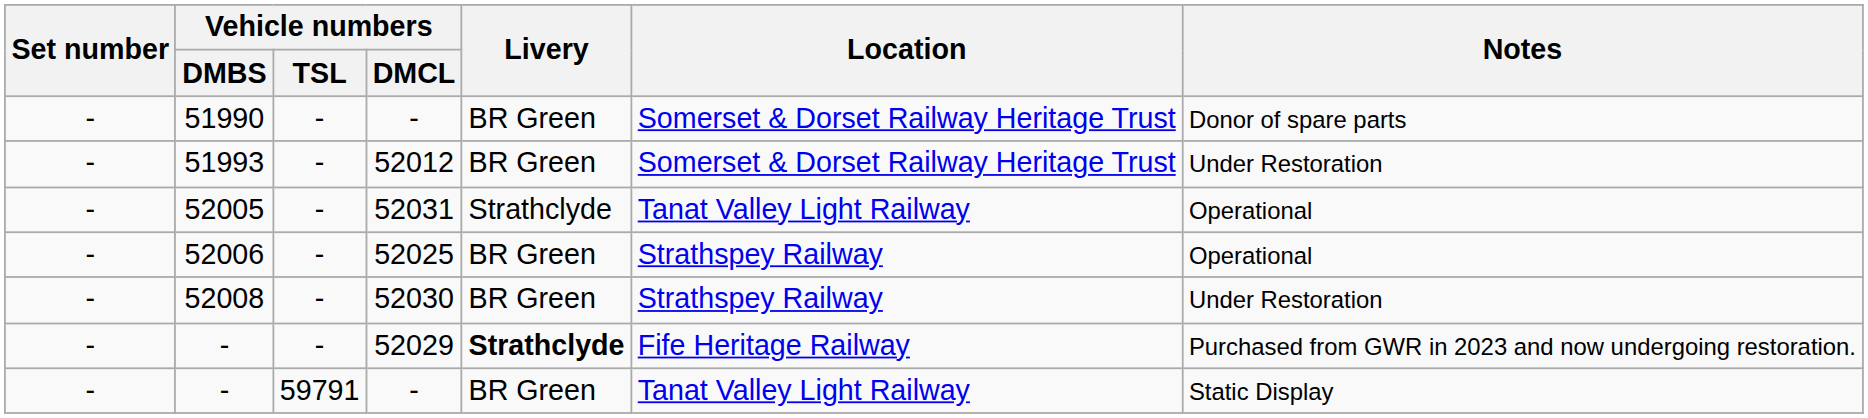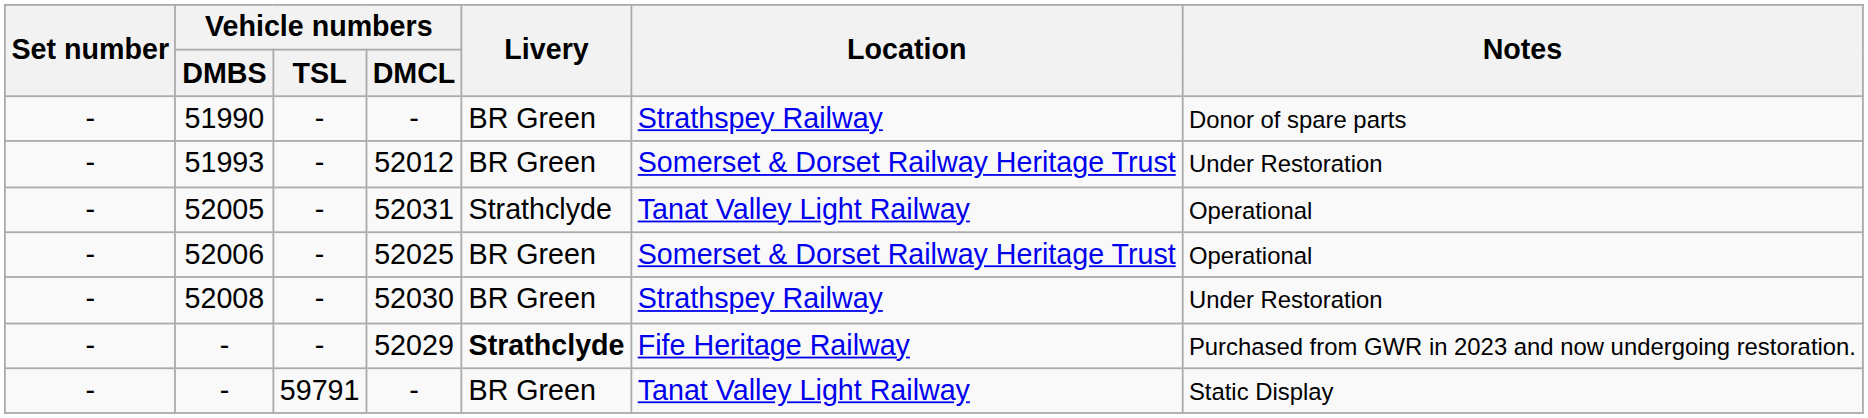(907, 118) Somerset & Dorset Railway Heritage Trust -> (760, 118) Strathspey Railway
(760, 254) Strathspey Railway -> (907, 254) Somerset & Dorset Railway Heritage Trust
